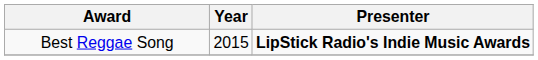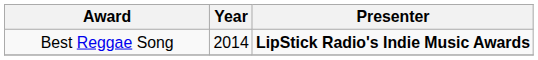(231, 42) 2015 -> (231, 42) 2014
